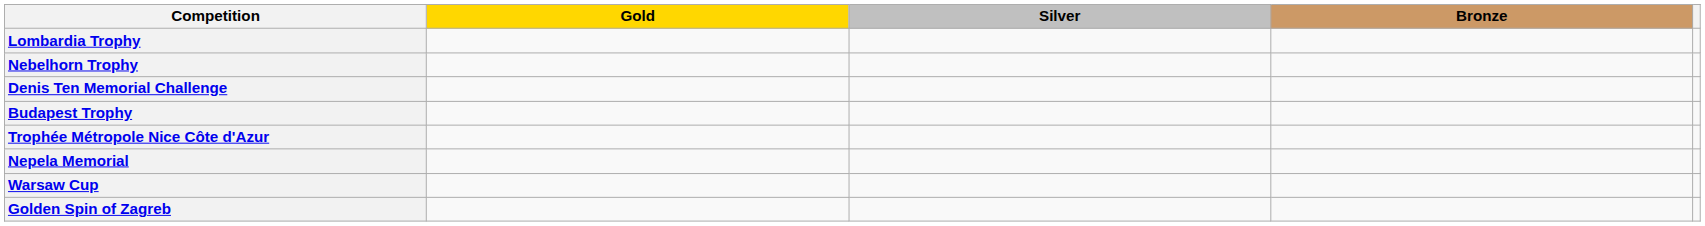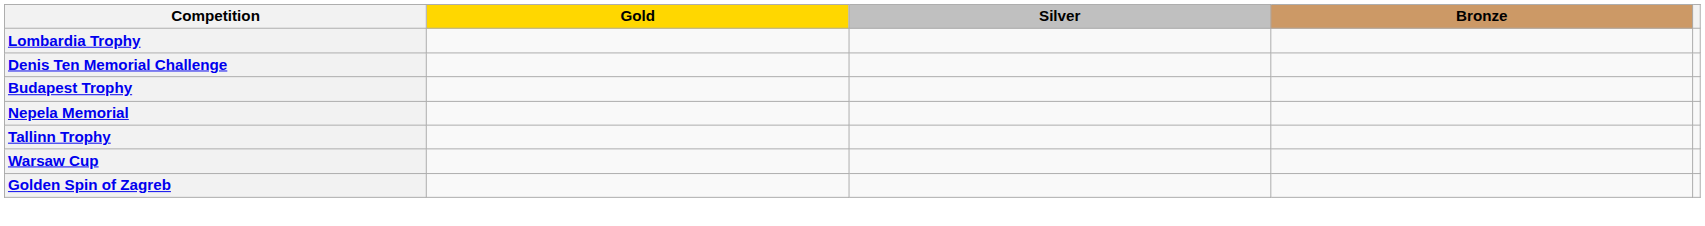- row: (73, 64)
- row: (139, 137)
+ row: (59, 137)
